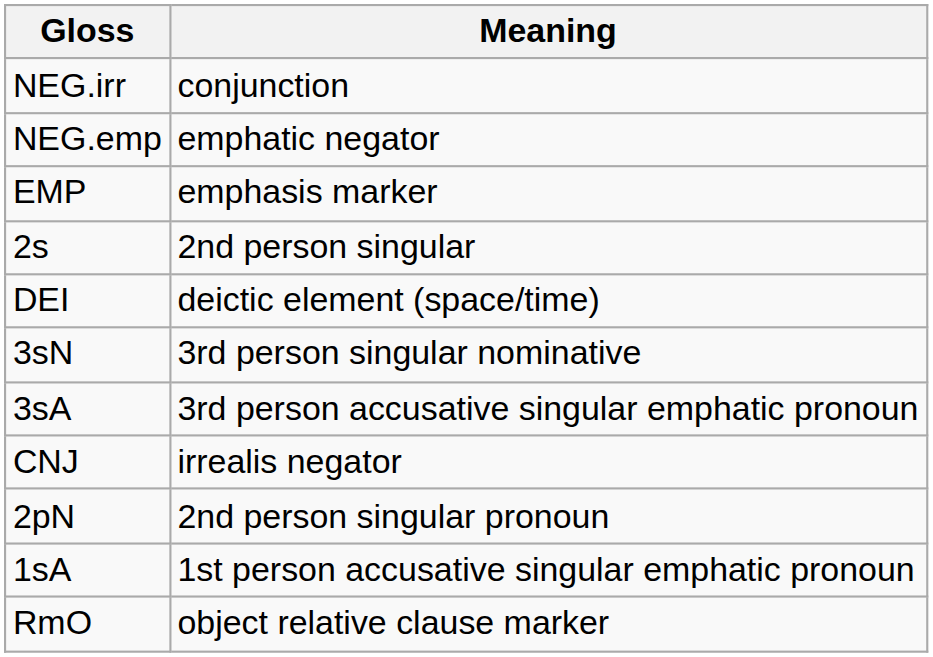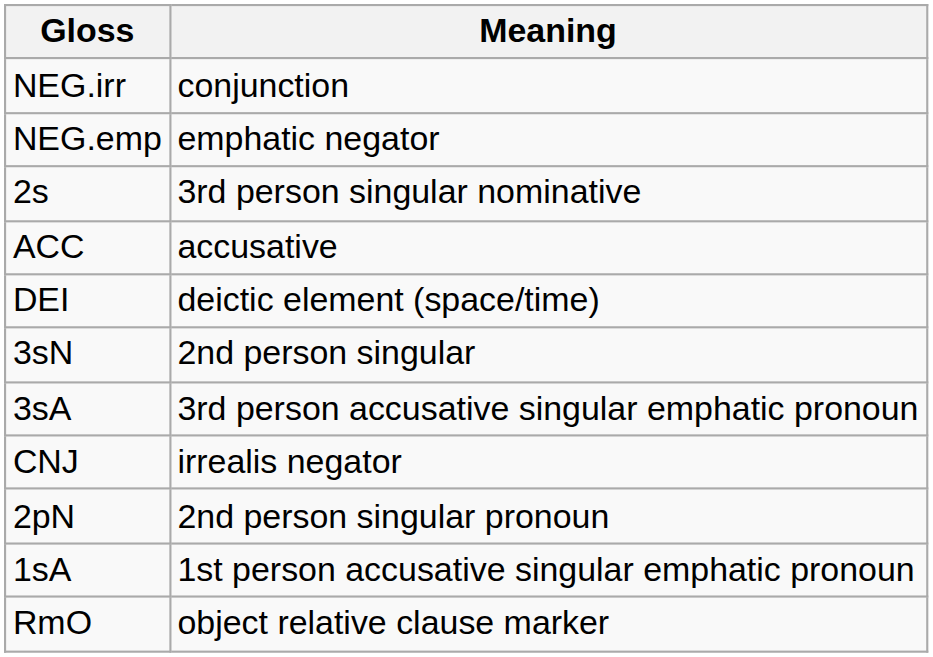- row: (50, 192)
(326, 246) 2nd person singular -> (409, 192) 3rd person singular nominative
+ row: (49, 246)
(409, 354) 3rd person singular nominative -> (326, 354) 2nd person singular
